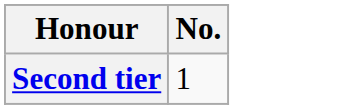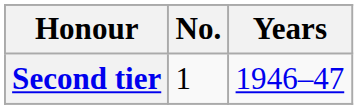+ column: (290, 29)
